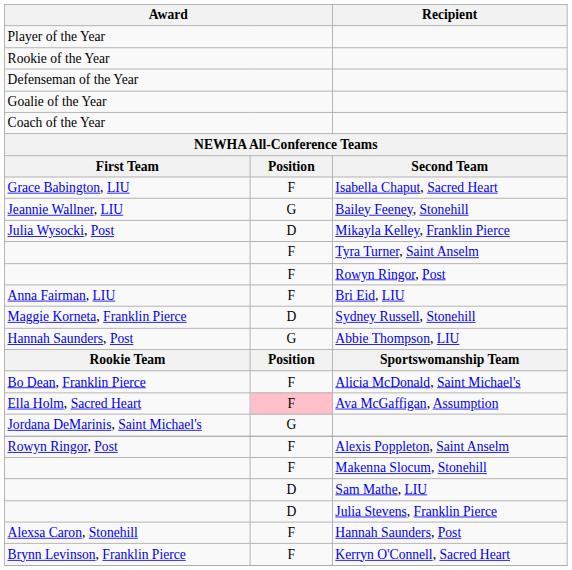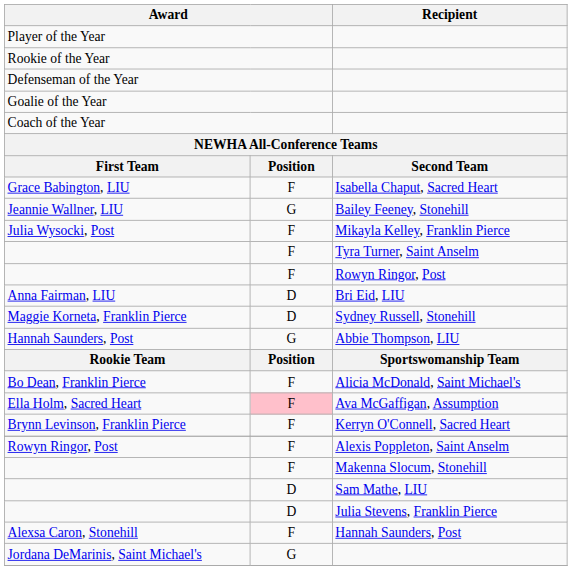(291, 230) D -> (291, 230) F
(291, 295) F -> (291, 295) D
rows swapped: (97, 554) <-> (105, 425)
